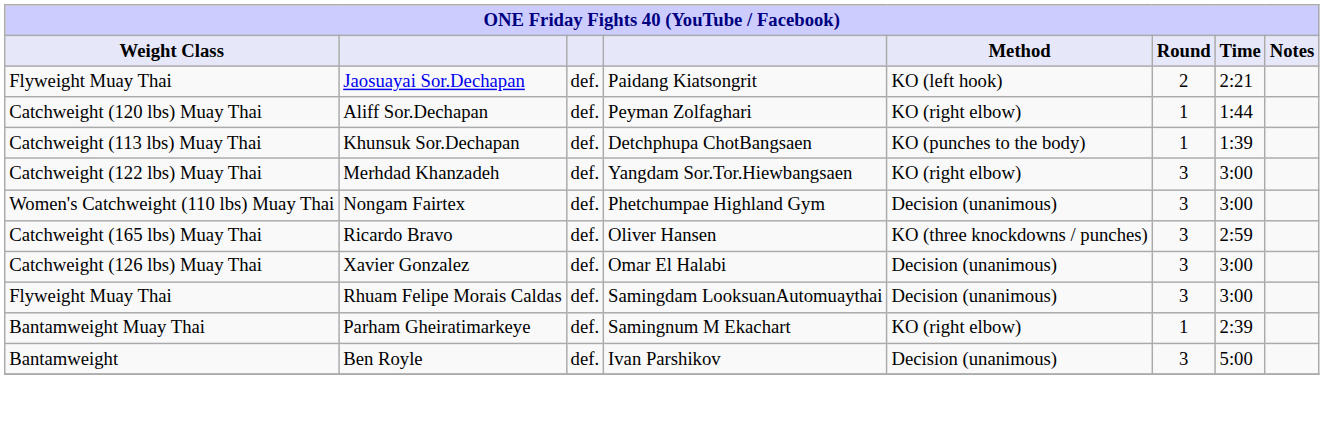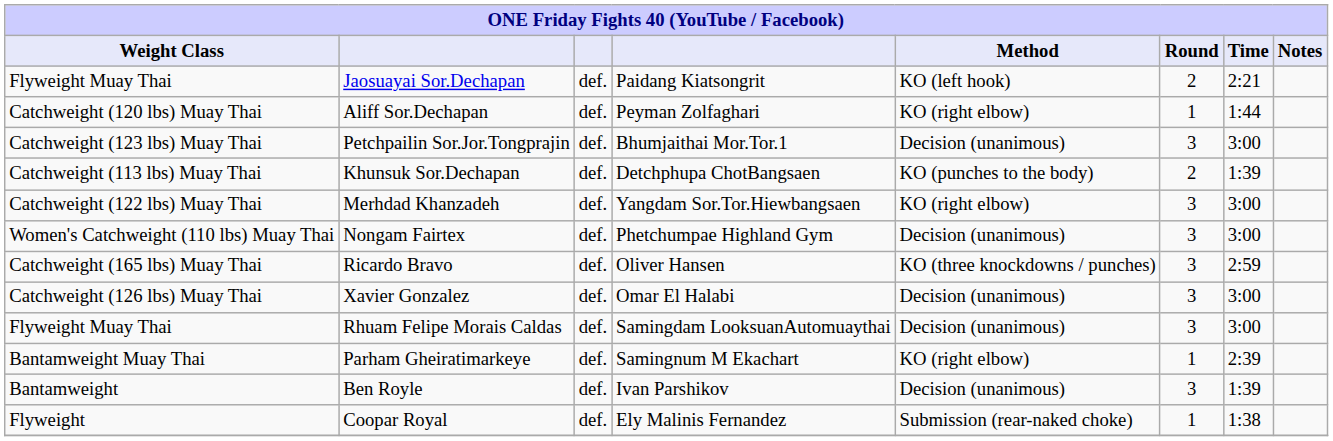+ row: (456, 142)
(1184, 142) 1 -> (1192, 173) 2
(1236, 358) 5:00 -> (1244, 389) 1:39
+ row: (395, 420)
